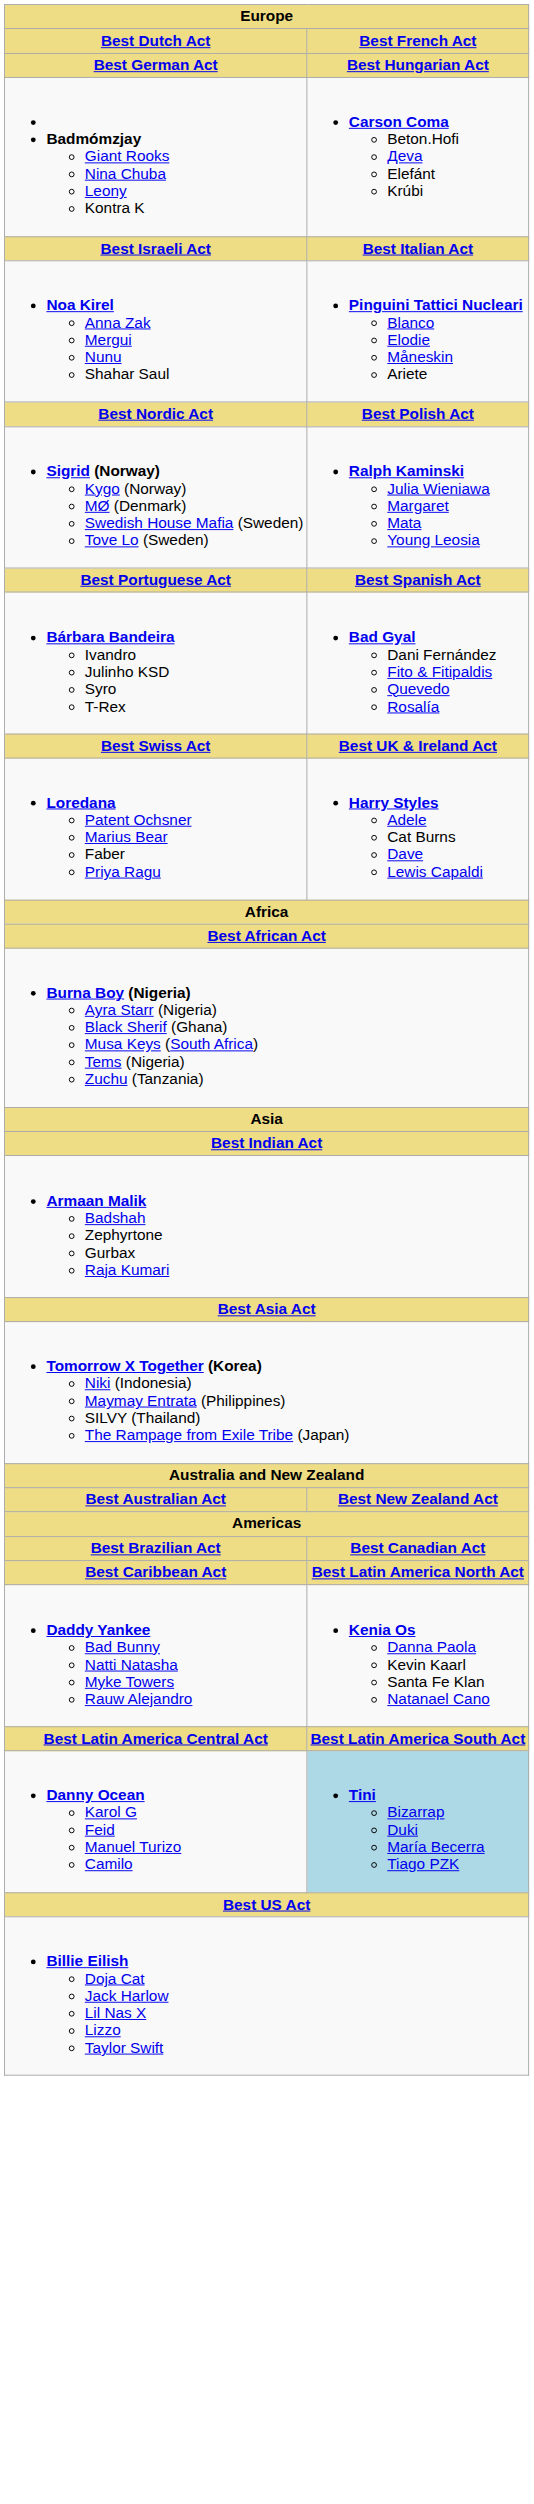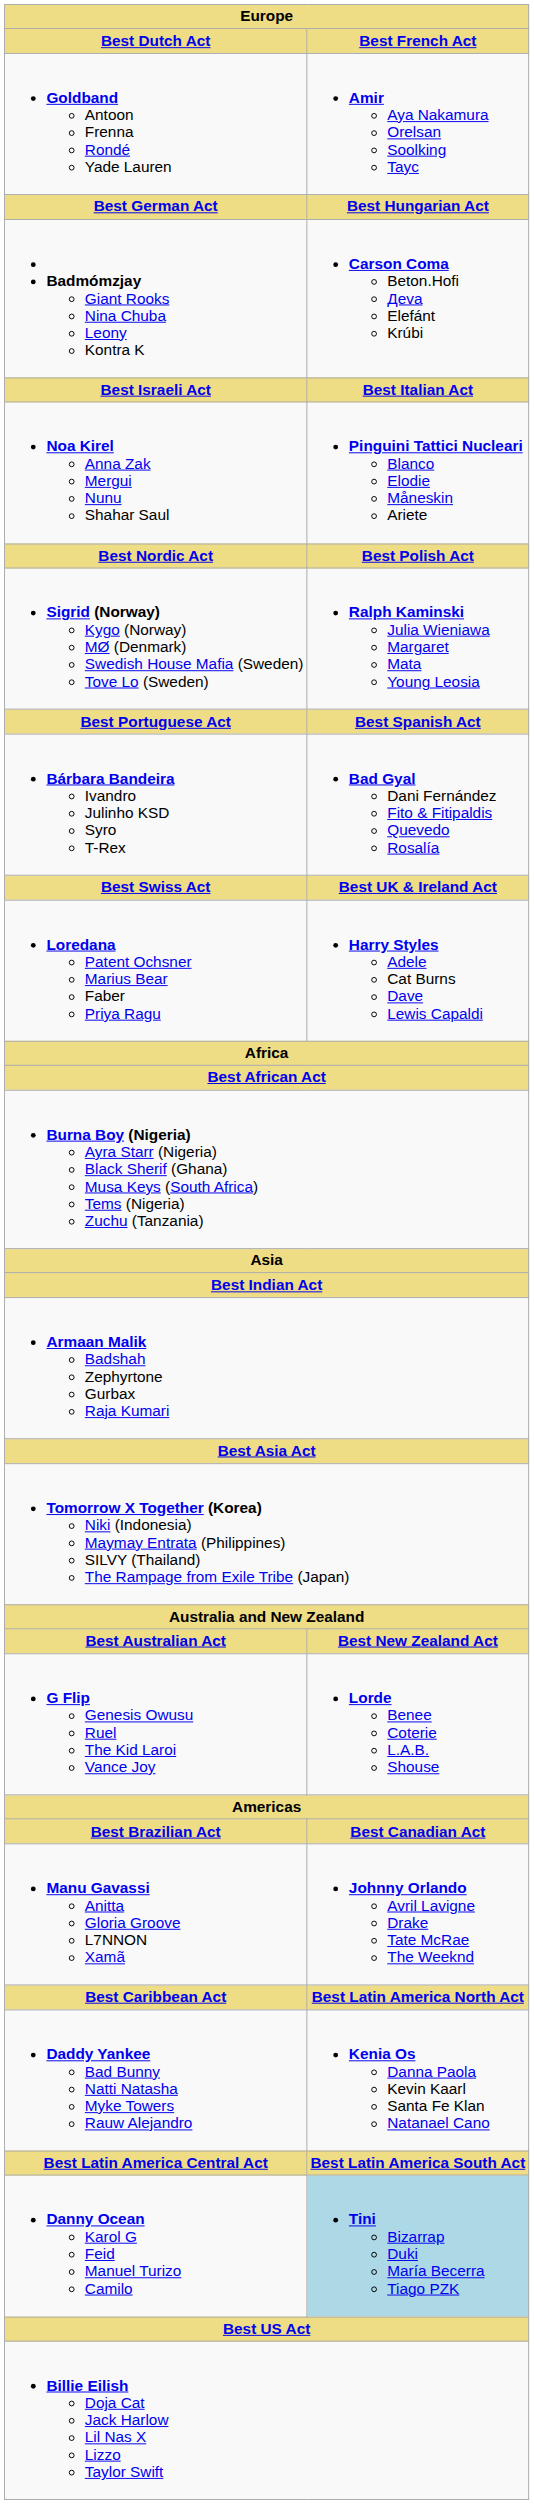+ row: (156, 133)
+ row: (156, 1733)
+ row: (156, 1923)
